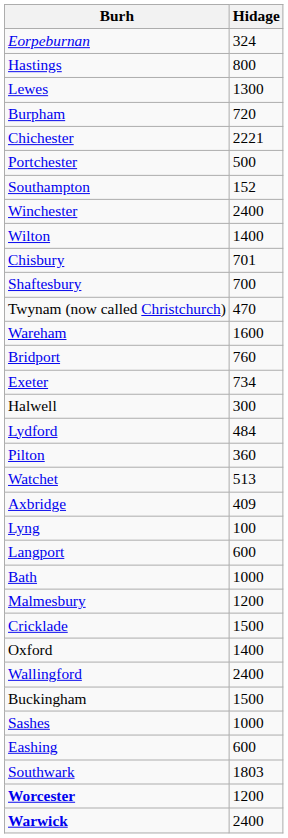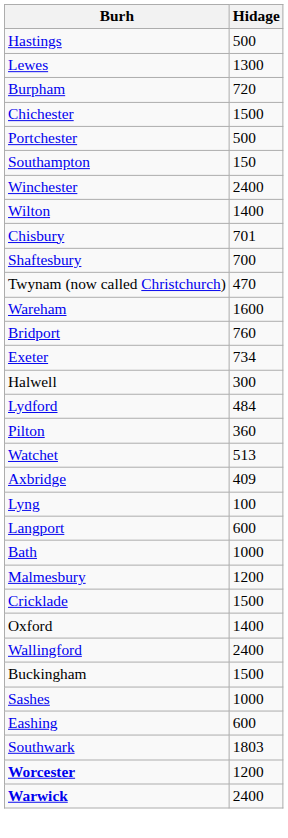- row: (49, 41)
(244, 65) 800 -> (244, 41) 500
(248, 138) 2221 -> (248, 114) 1500
(244, 187) 152 -> (244, 162) 150
